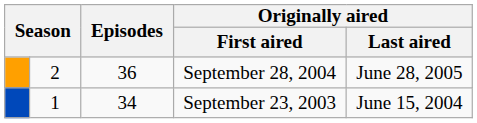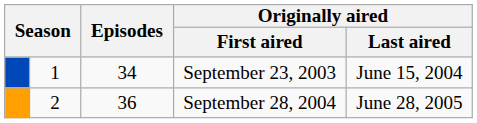rows swapped: (260, 102) <-> (260, 72)
